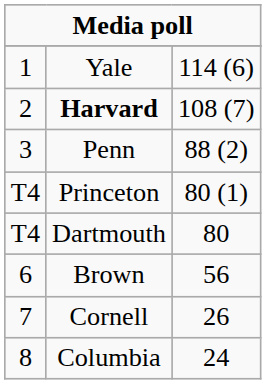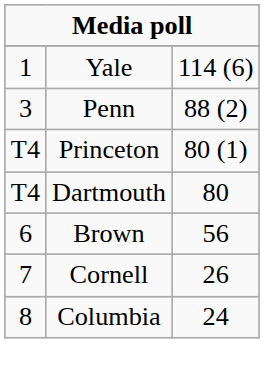- row: (109, 108)
